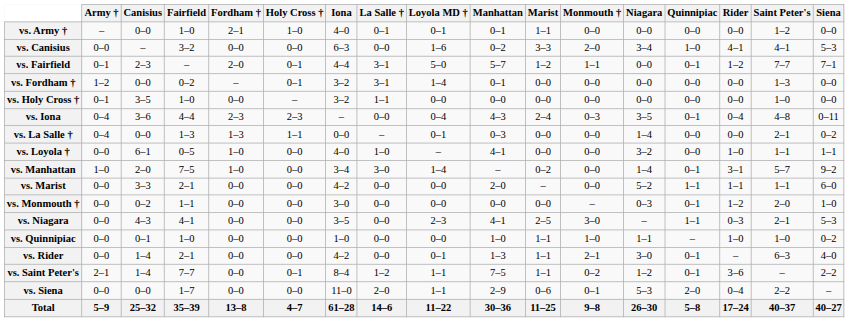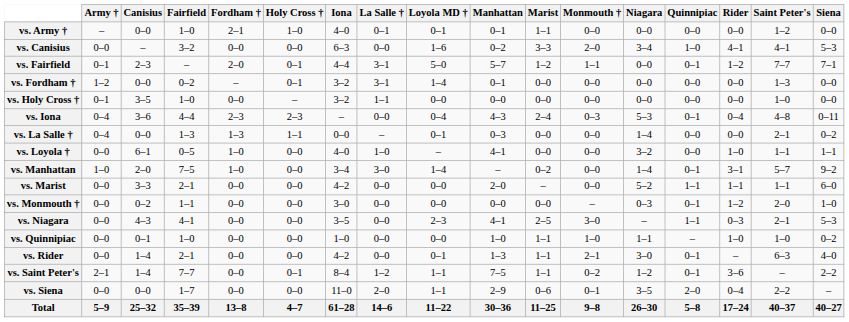(644, 117) 3–5 -> (644, 117) 5–3
(644, 290) 5–3 -> (644, 290) 3–5
